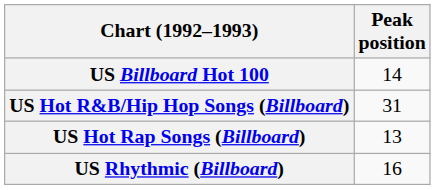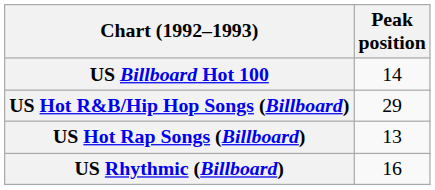(392, 105) 31 -> (392, 105) 29
